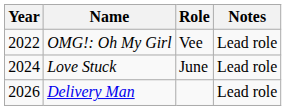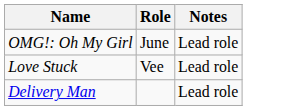- column: (24, 17)
(191, 42) Vee -> (154, 42) June
(193, 67) June -> (152, 67) Vee
